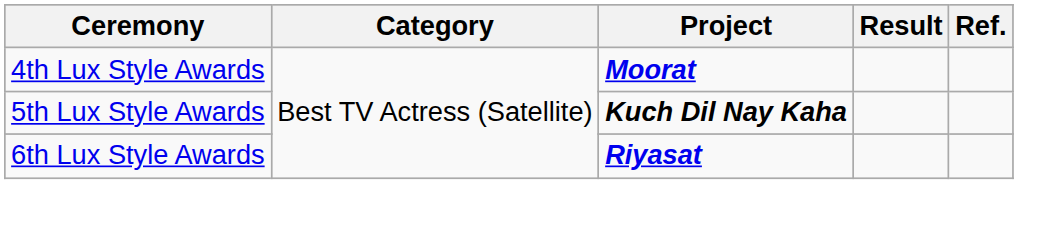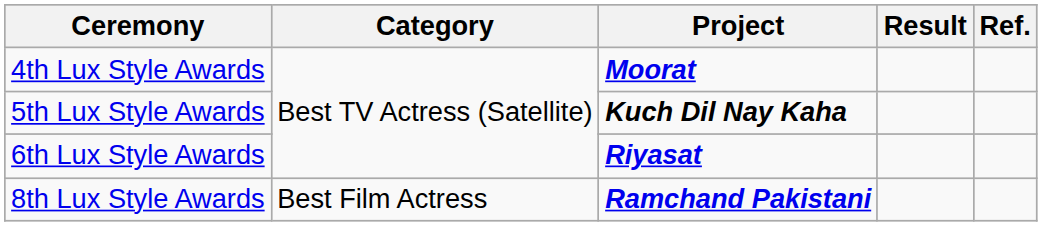+ row: (138, 198)
